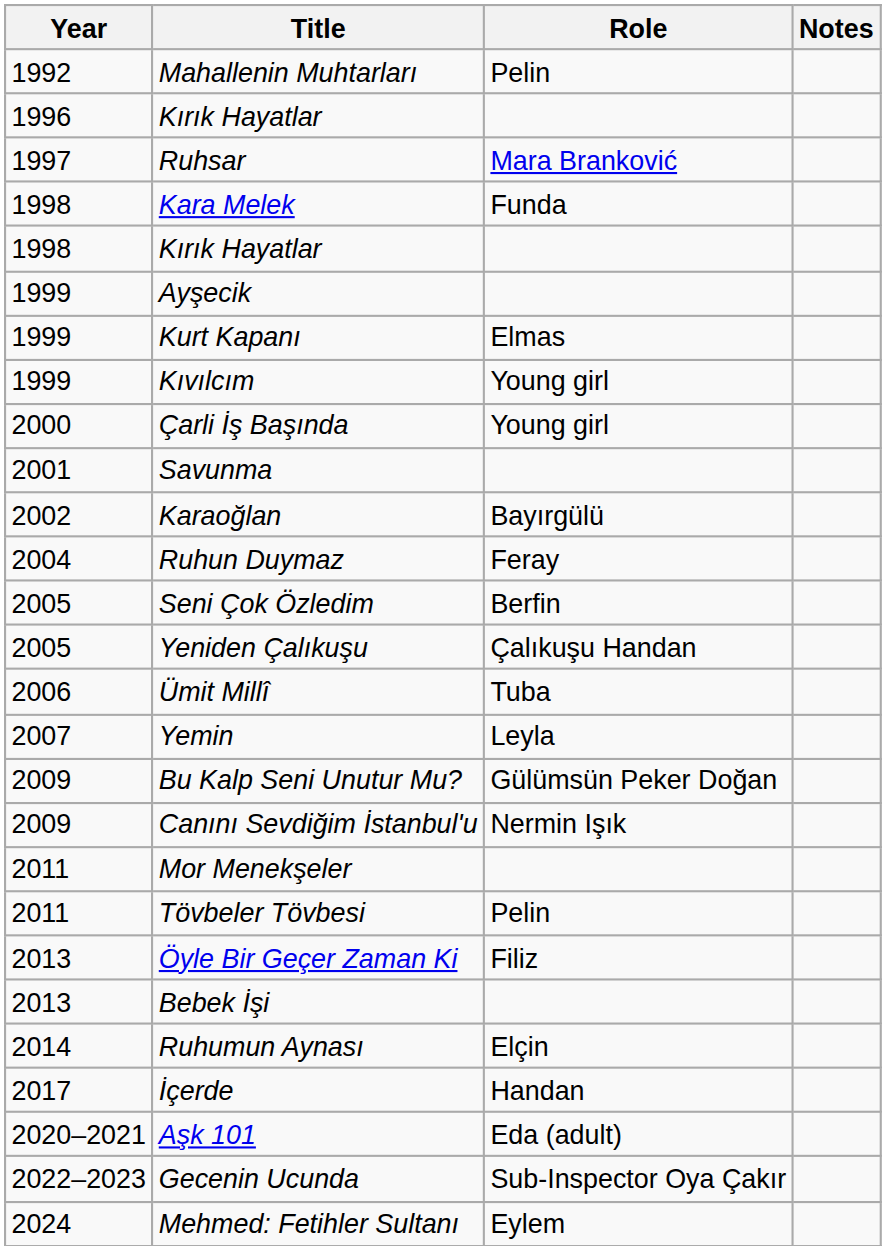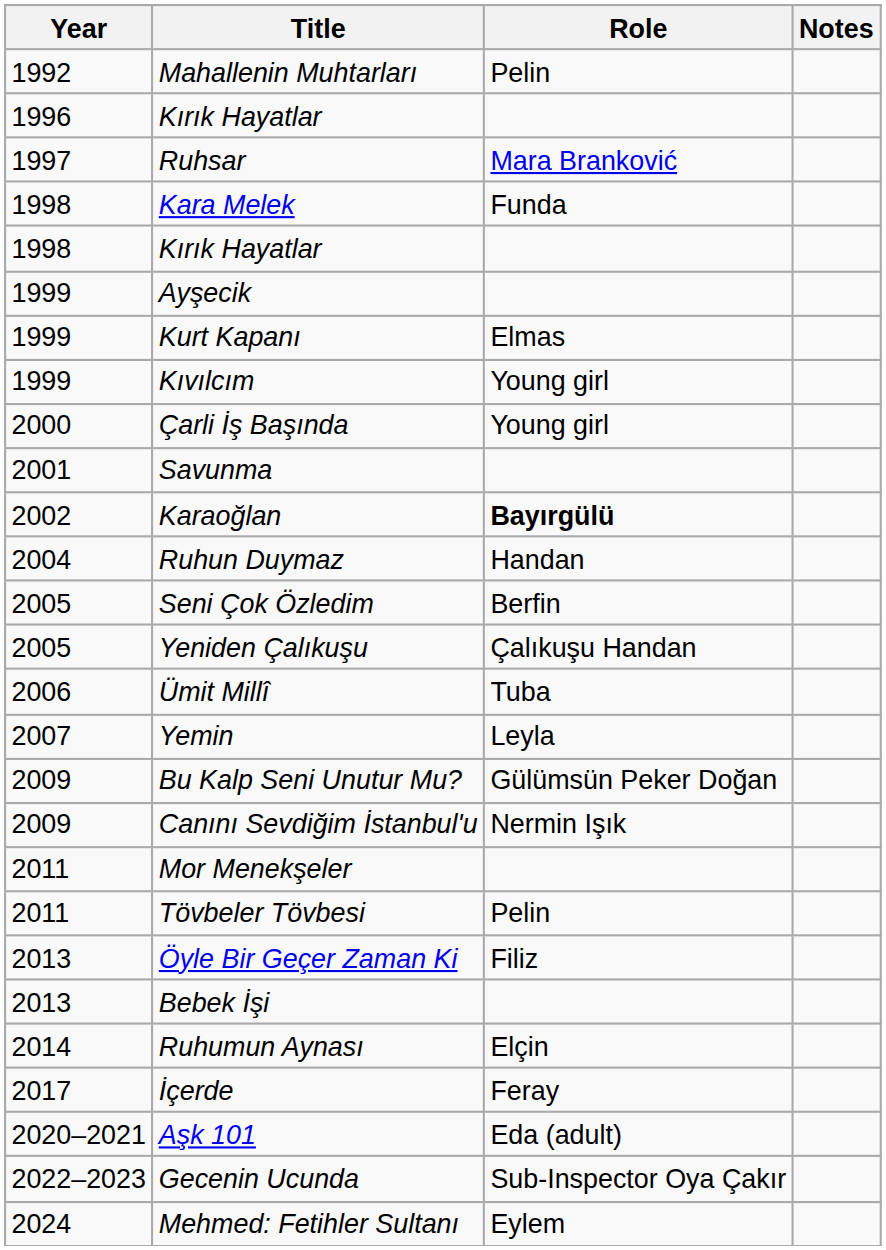(547, 514) normal -> (552, 514) bold
(525, 559) Feray -> (537, 559) Handan
(537, 1090) Handan -> (525, 1090) Feray
